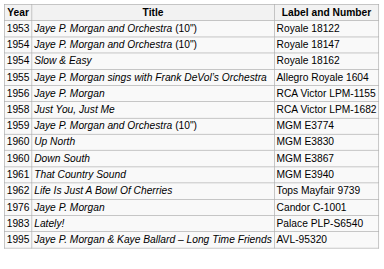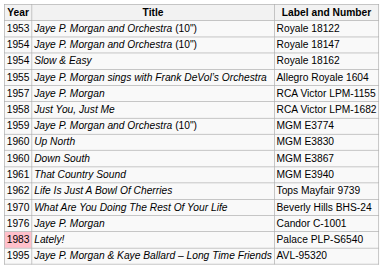(18, 93) 1956 -> (18, 93) 1957
+ row: (324, 207)
(18, 223) no background -> (18, 239) pink background
